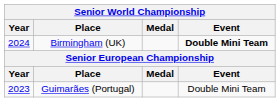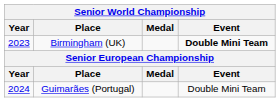(19, 43) 2024 -> (19, 43) 2023
(19, 89) 2023 -> (19, 89) 2024
